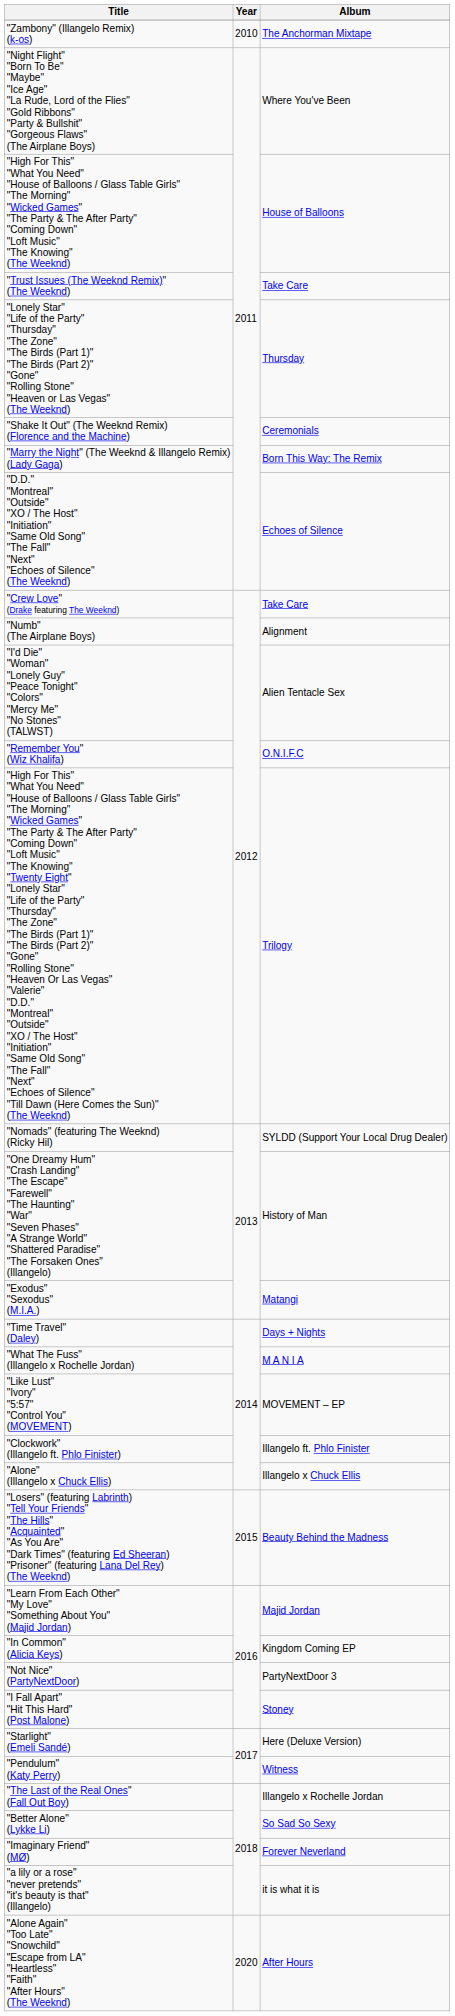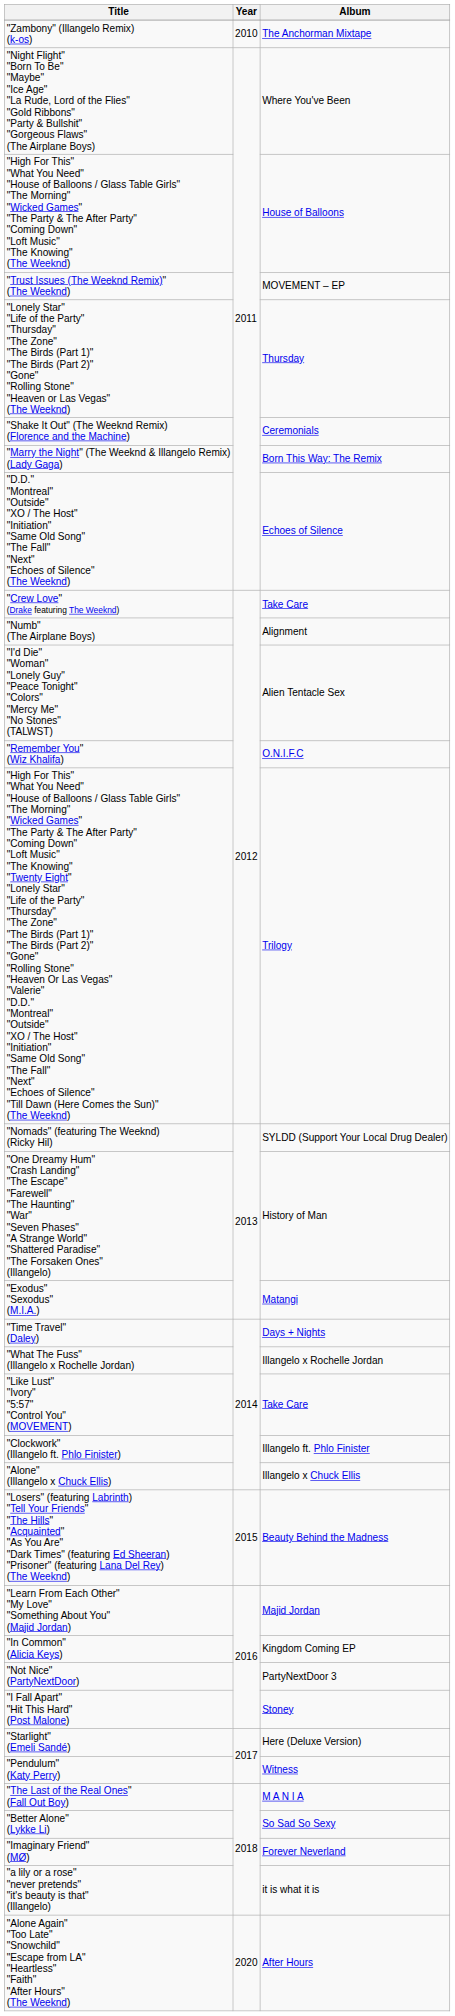(285, 286) Take Care -> (304, 286) MOVEMENT – EP
(283, 1360) M A N I A -> (323, 1360) Illangelo x Rochelle Jordan
(304, 1404) MOVEMENT – EP -> (285, 1404) Take Care
(323, 1797) Illangelo x Rochelle Jordan -> (283, 1797) M A N I A
